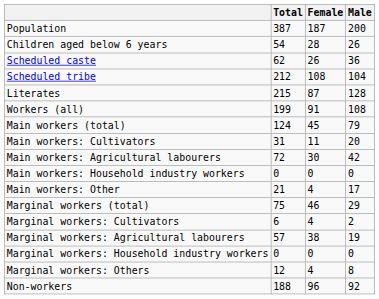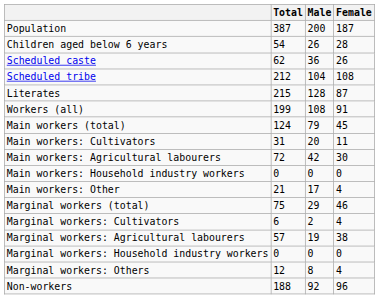columns swapped: (360, 12) <-> (325, 12)
